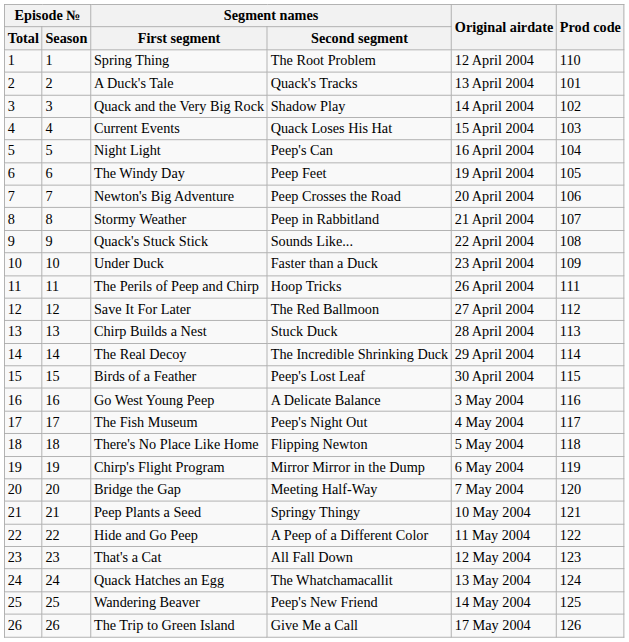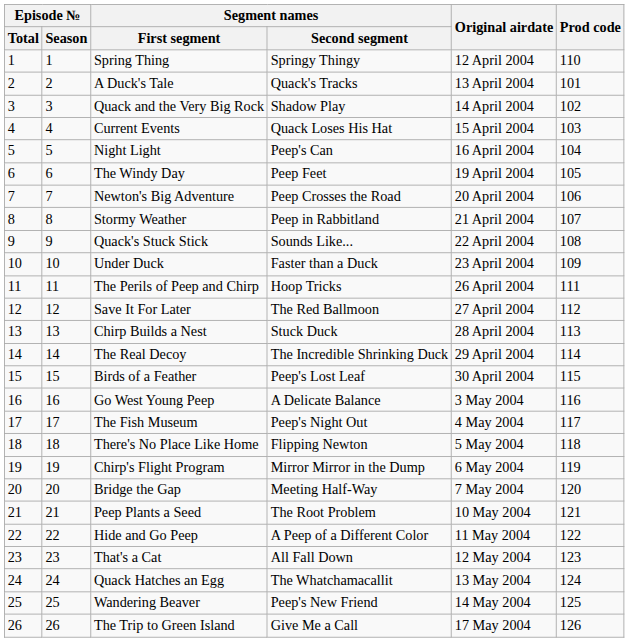(323, 60) The Root Problem -> (315, 60) Springy Thingy
(315, 512) Springy Thingy -> (323, 512) The Root Problem
